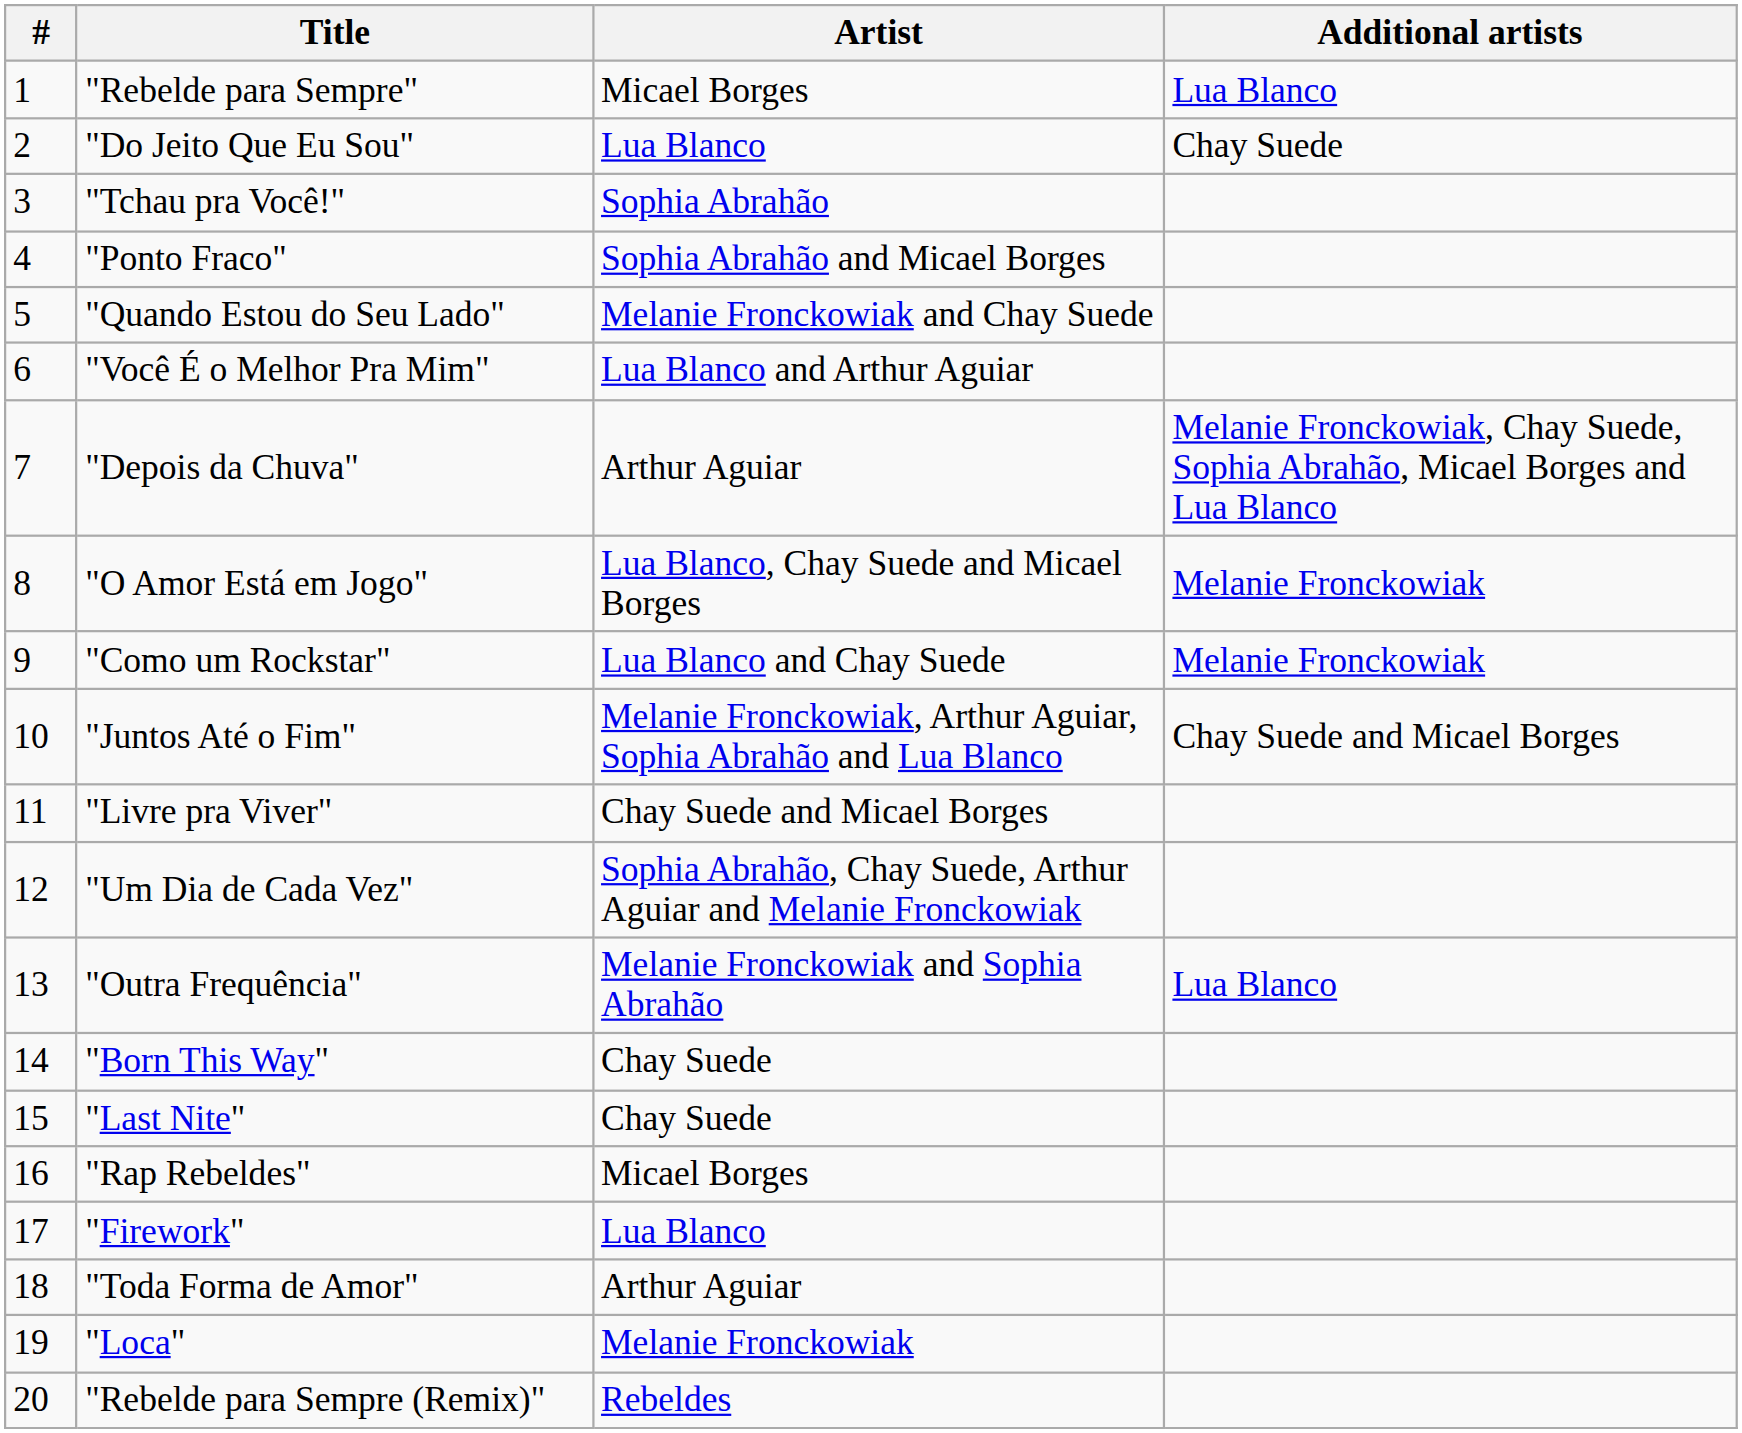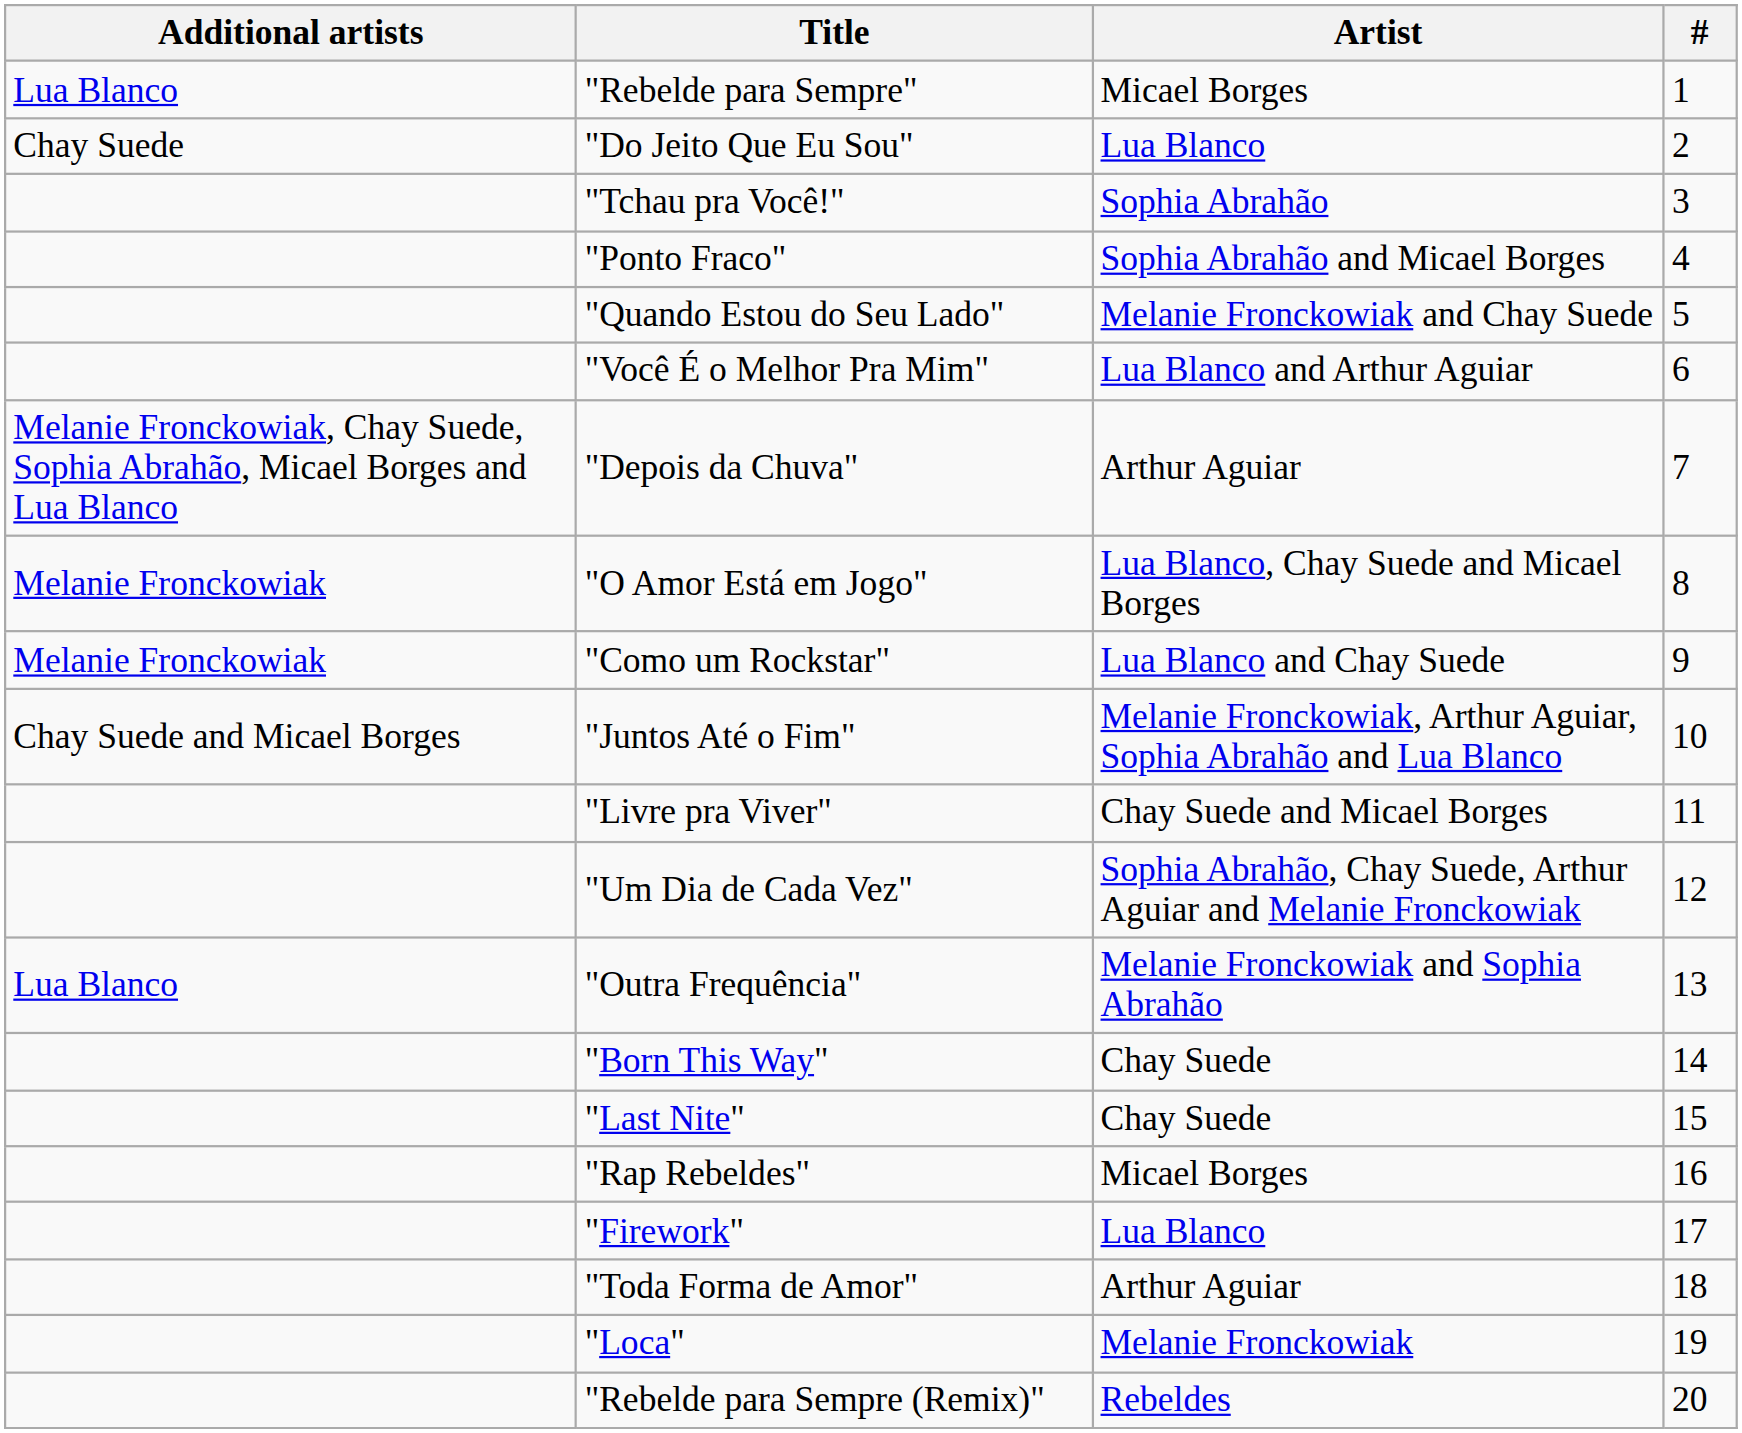columns swapped: (41, 32) <-> (1450, 32)
